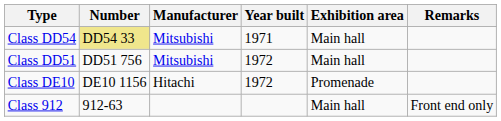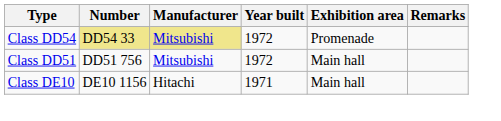(183, 37) no background -> (183, 37) khaki background
(259, 37) 1971 -> (259, 37) 1972
(338, 37) Main hall -> (342, 37) Promenade
(259, 82) 1972 -> (259, 82) 1971
(342, 82) Promenade -> (338, 82) Main hall
- row: (35, 104)
